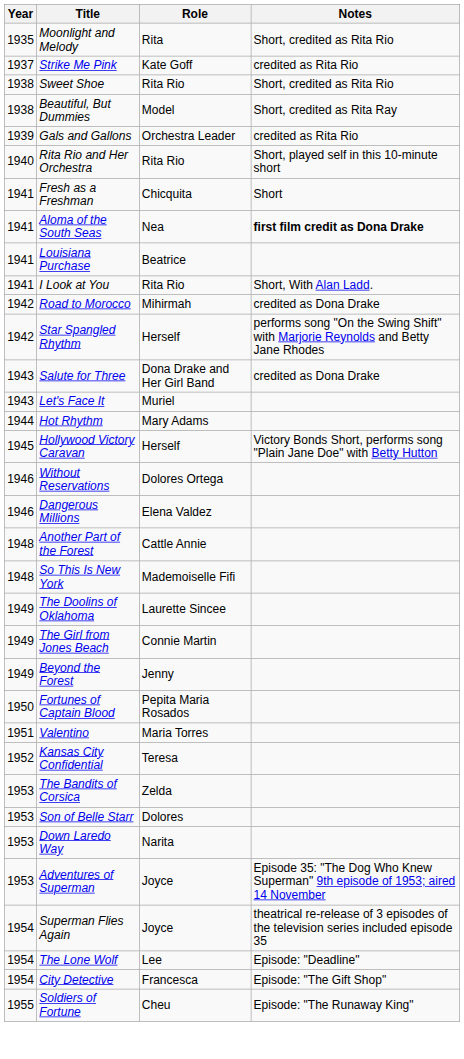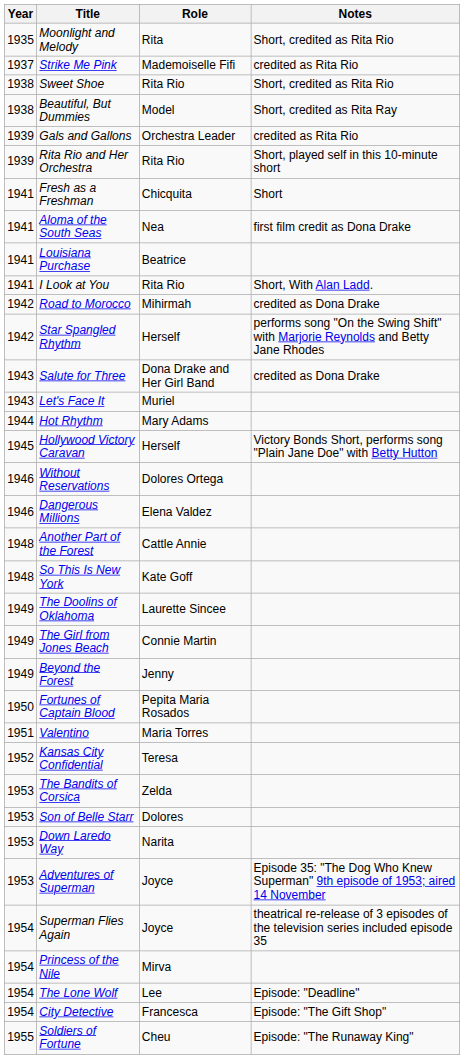(167, 65) Kate Goff -> (188, 65) Mademoiselle Fifi
(20, 161) 1940 -> (20, 161) 1939
(339, 227) bold -> (332, 227) normal
(188, 576) Mademoiselle Fifi -> (167, 576) Kate Goff
+ row: (79, 967)
